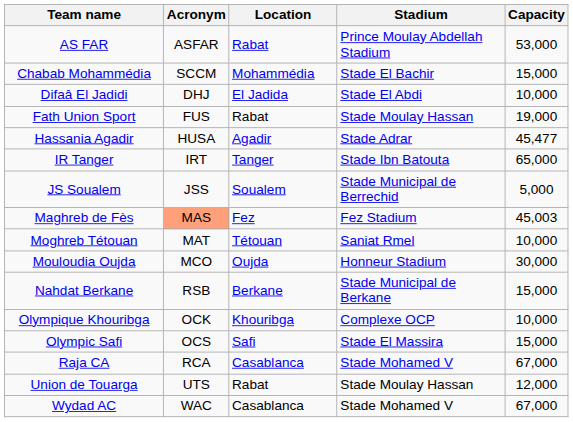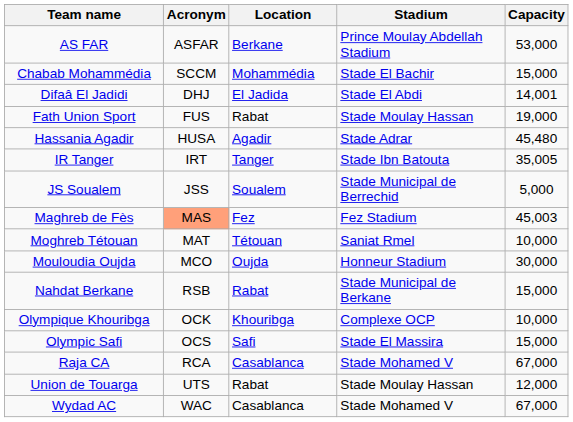(250, 44) Rabat -> (257, 44) Berkane
(536, 95) 10,000 -> (536, 95) 14,001
(536, 138) 45,477 -> (536, 138) 45,480
(536, 159) 65,000 -> (536, 159) 35,005
(257, 290) Berkane -> (250, 290) Rabat
